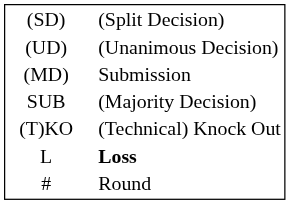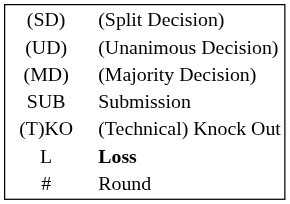(145, 74) Submission -> (177, 74) (Majority Decision)
(177, 101) (Majority Decision) -> (145, 101) Submission
